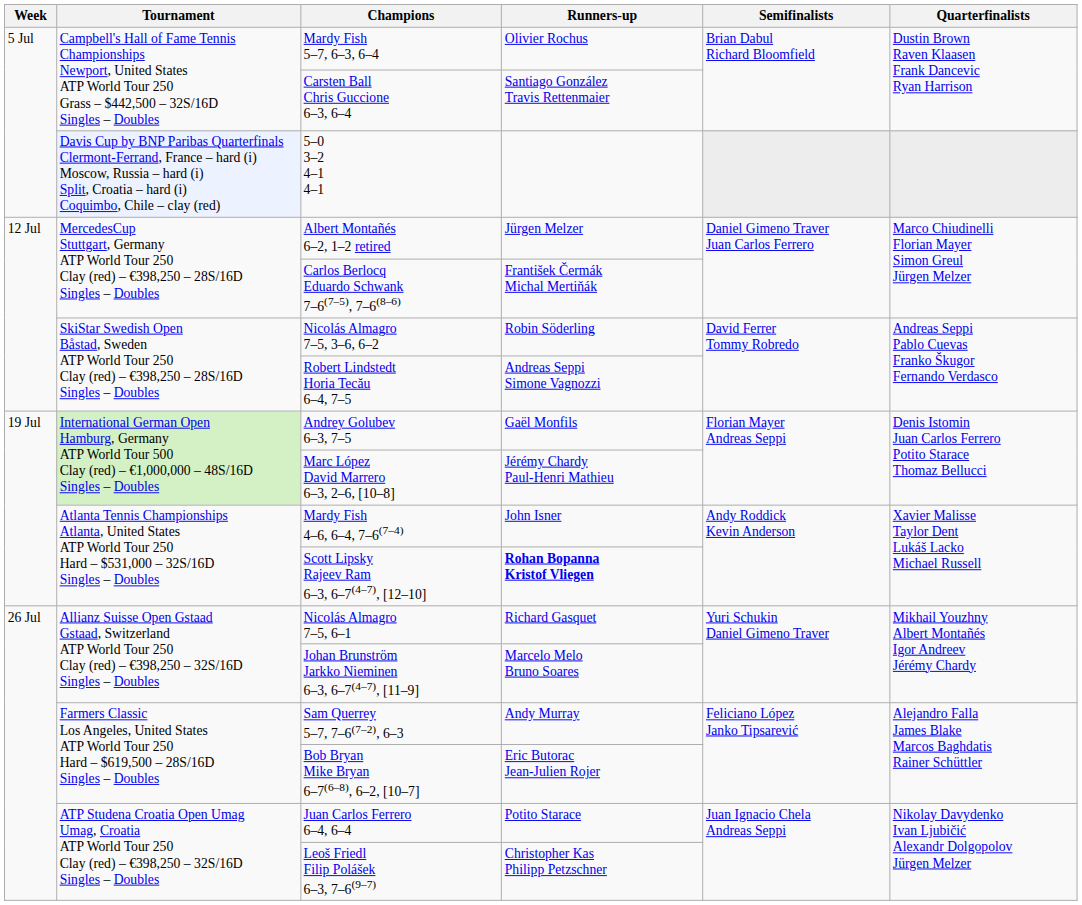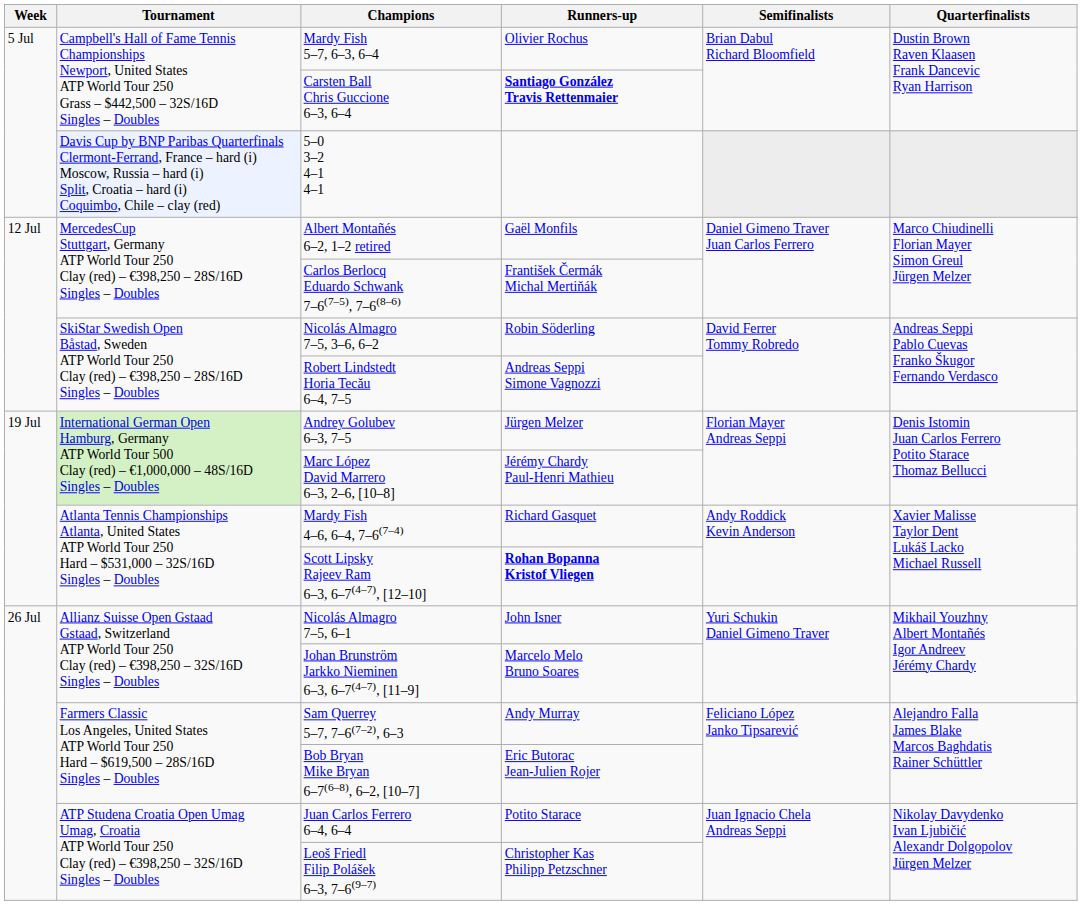(557, 89) normal -> (561, 89) bold
(544, 229) Jürgen Melzer -> (541, 229) Gaël Monfils
(541, 422) Gaël Monfils -> (544, 422) Jürgen Melzer
(533, 516) John Isner -> (551, 516) Richard Gasquet
(551, 617) Richard Gasquet -> (533, 617) John Isner
